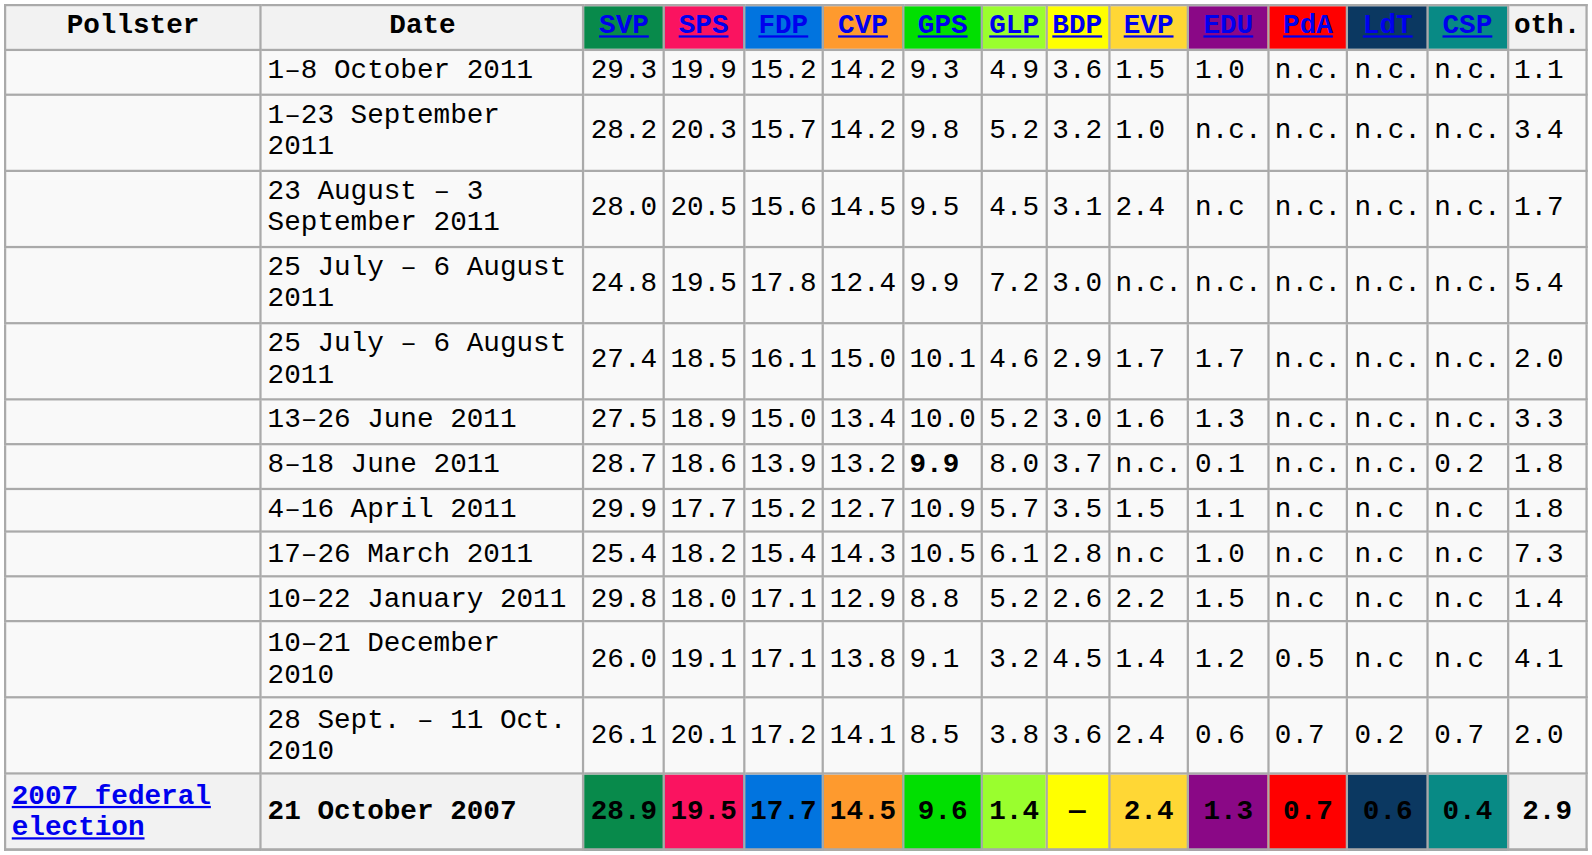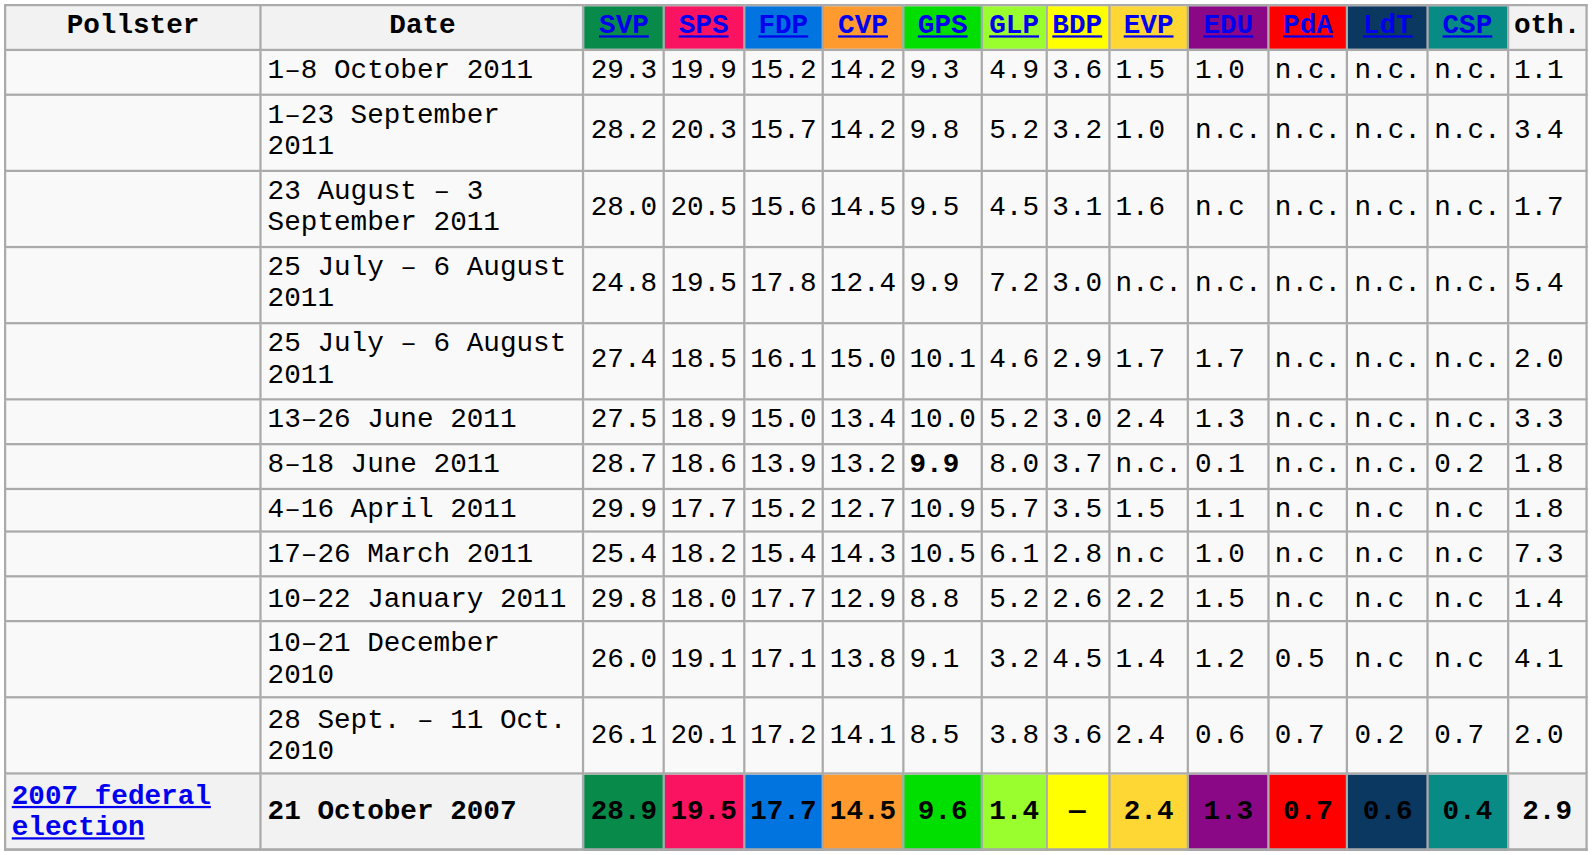(1140, 209) 2.4 -> (1140, 209) 1.6
(1140, 421) 1.6 -> (1140, 421) 2.4
(783, 600) 17.1 -> (783, 600) 17.7
